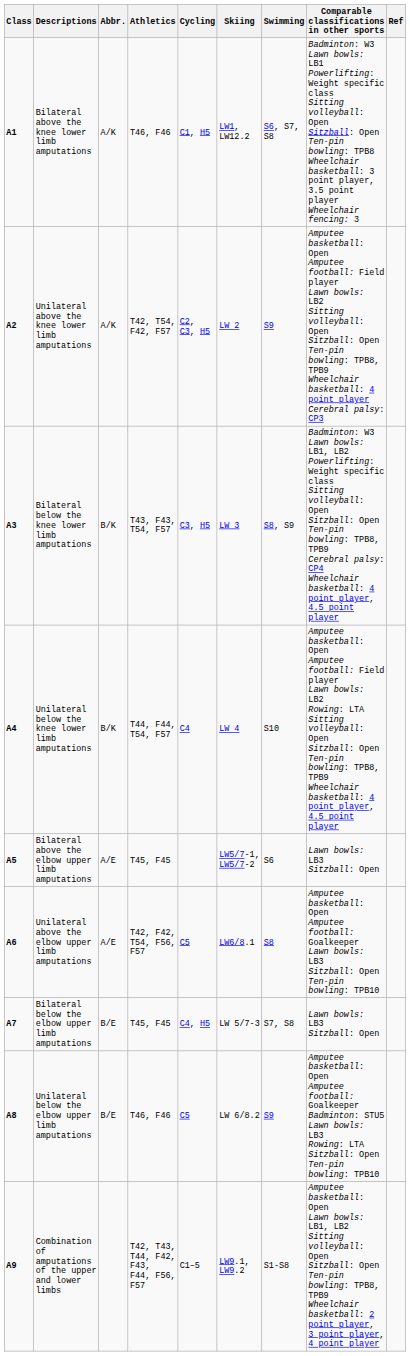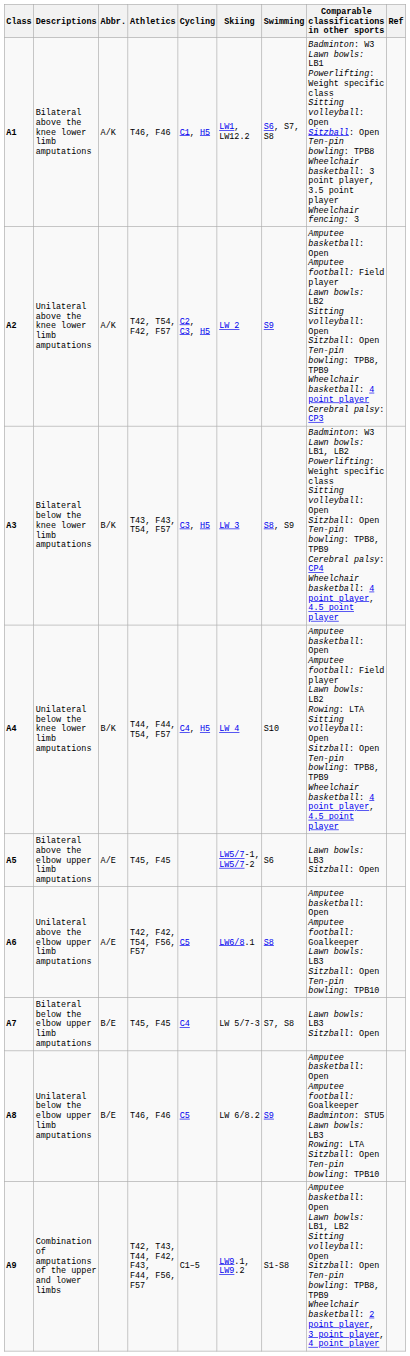(185, 729) C4 -> (195, 729) C4, H5
(195, 1024) C4, H5 -> (185, 1024) C4
